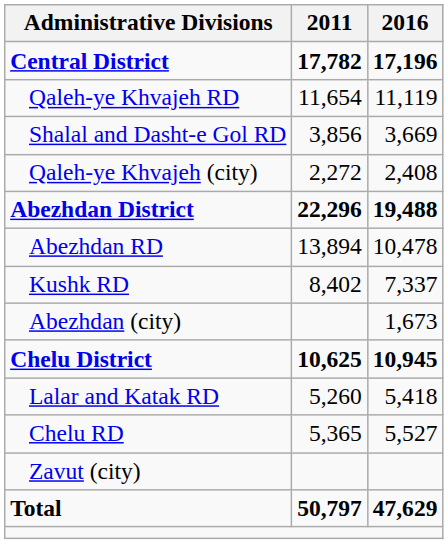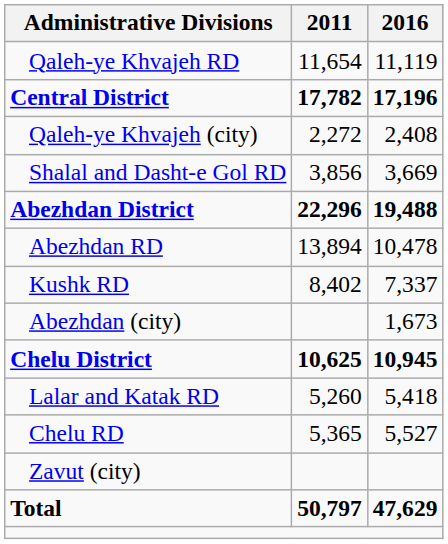rows swapped: (90, 60) <-> (134, 97)
rows swapped: (158, 135) <-> (143, 172)
